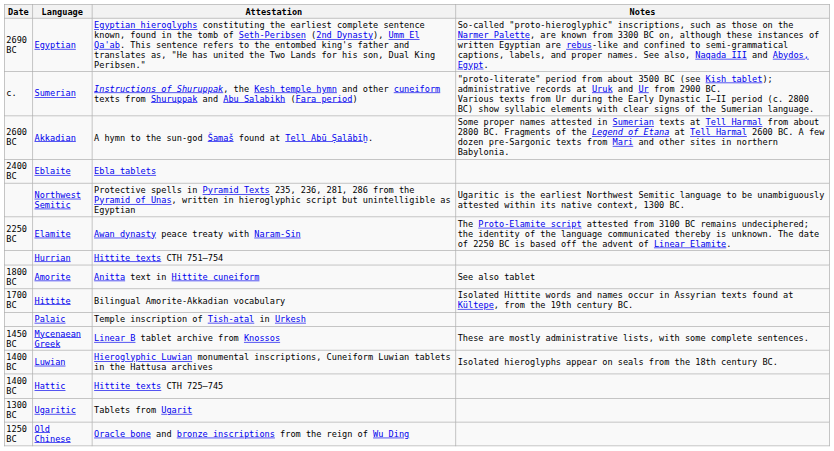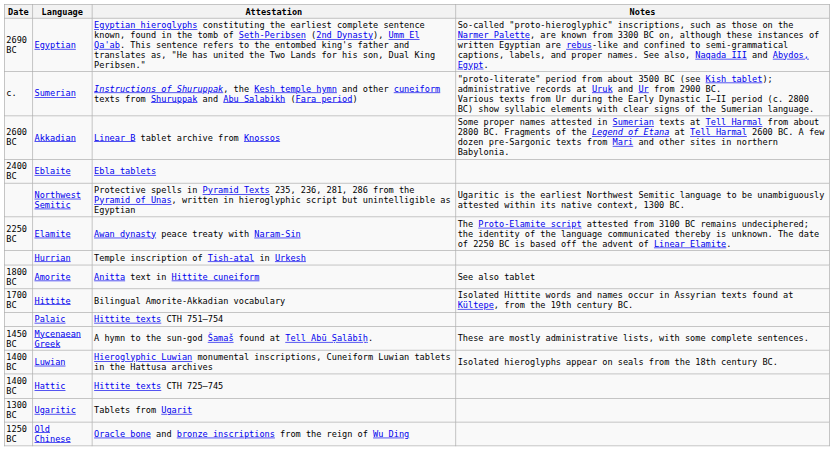(234, 137) A hymn to the sun-god Šamaš found at Tell Abū Ṣalābīḫ. -> (187, 137) Linear B tablet archive from Knossos
(159, 258) Hittite texts CTH 751–754 -> (200, 258) Temple inscription of Tish-atal in Urkesh
(200, 319) Temple inscription of Tish-atal in Urkesh -> (159, 319) Hittite texts CTH 751–754
(187, 338) Linear B tablet archive from Knossos -> (234, 338) A hymn to the sun-god Šamaš found at Tell Abū Ṣalābīḫ.
